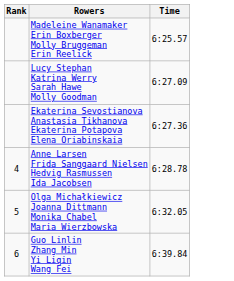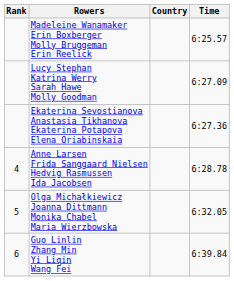+ column: (170, 11)
